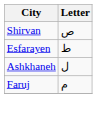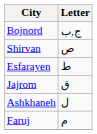+ row: (25, 30)
+ row: (22, 84)
